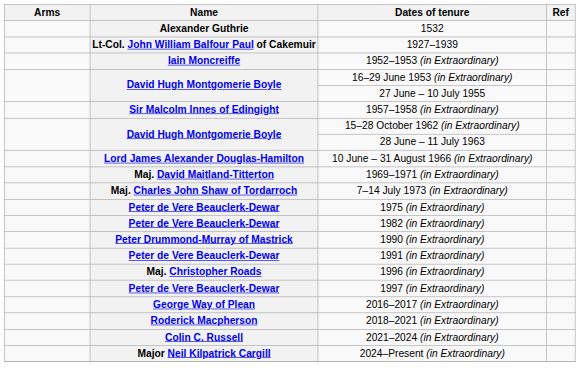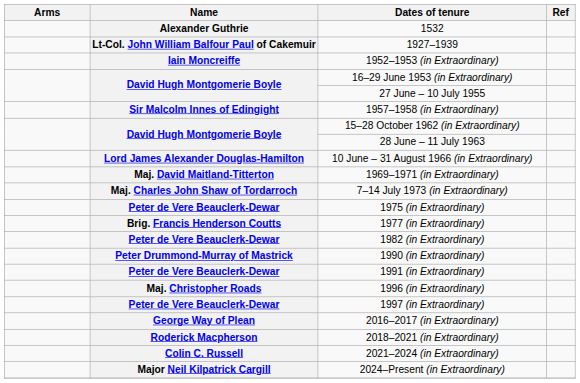+ row: (432, 223)
